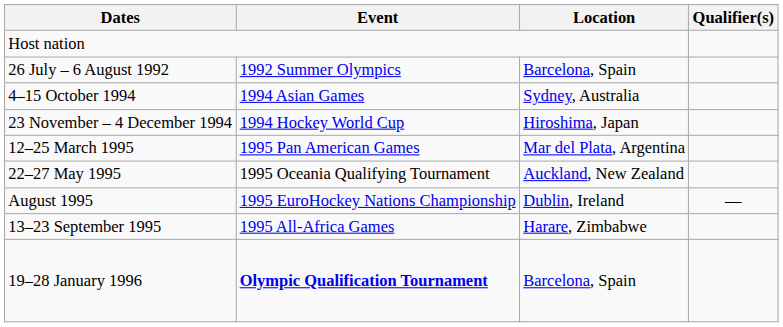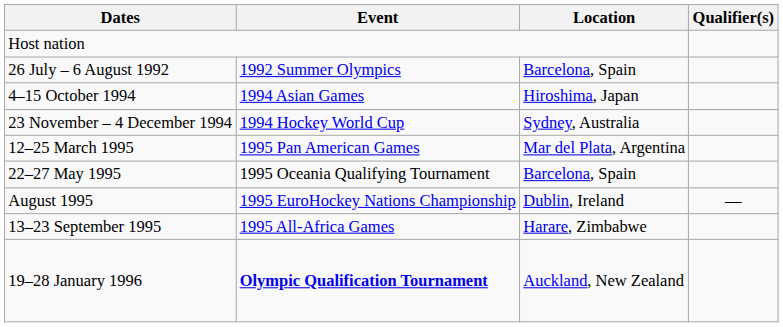(581, 95) Sydney, Australia -> (581, 95) Hiroshima, Japan
(581, 122) Hiroshima, Japan -> (581, 122) Sydney, Australia
(604, 174) Auckland, New Zealand -> (580, 174) Barcelona, Spain
(580, 280) Barcelona, Spain -> (604, 280) Auckland, New Zealand
